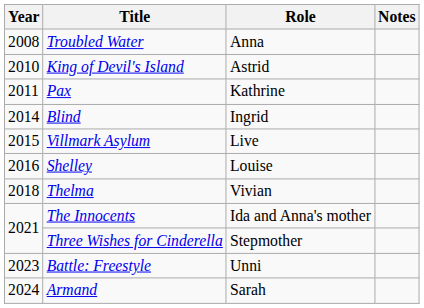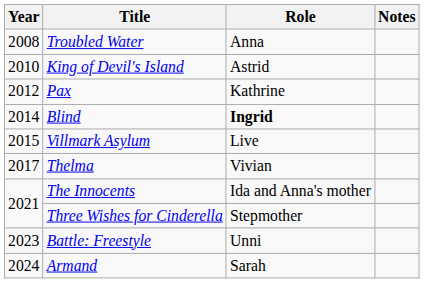(23, 91) 2011 -> (24, 91) 2012
(249, 116) normal -> (251, 116) bold
- row: (69, 166)
(24, 191) 2018 -> (24, 166) 2017
